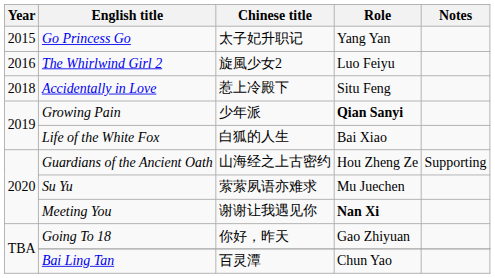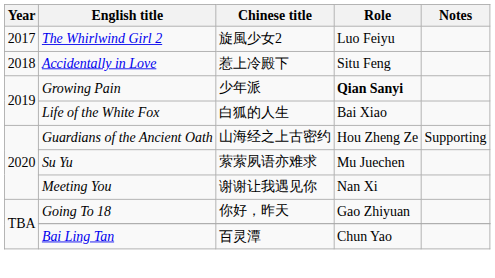- row: (86, 38)
(22, 63) 2016 -> (22, 38) 2017
(358, 211) bold -> (357, 187) normal
